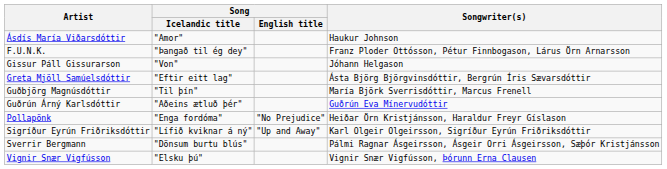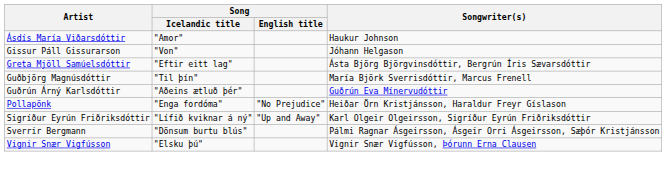- row: (27, 51)
